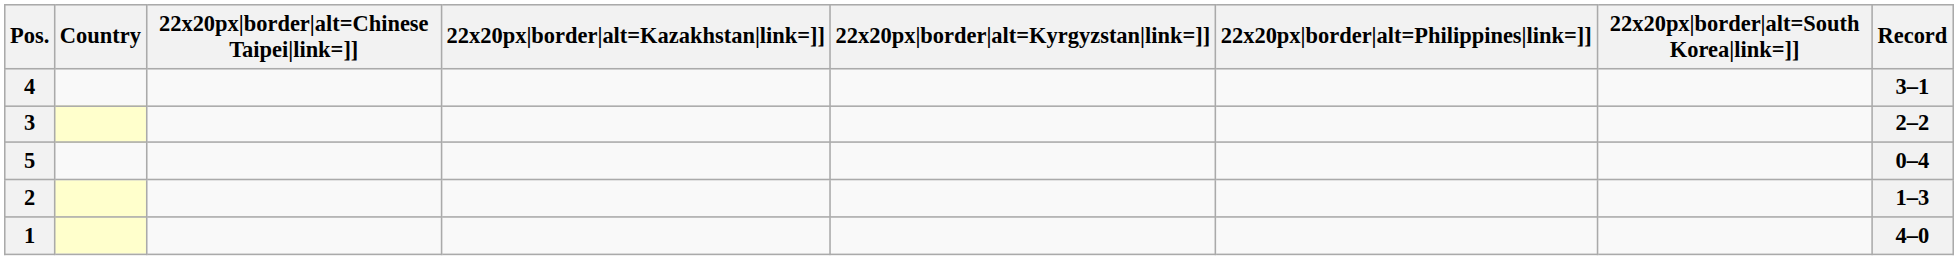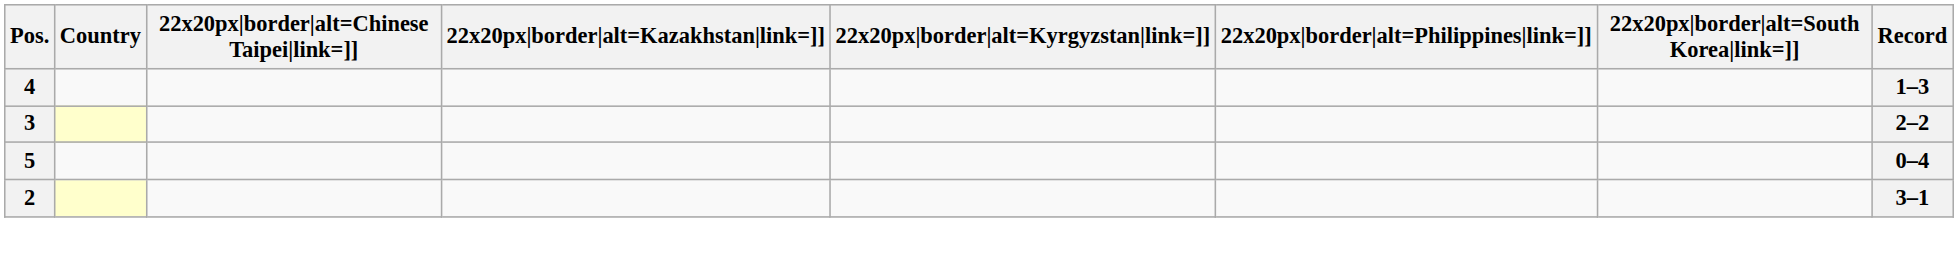(1912, 86) 3–1 -> (1912, 86) 1–3
(1912, 198) 1–3 -> (1912, 198) 3–1
- row: (30, 235)
